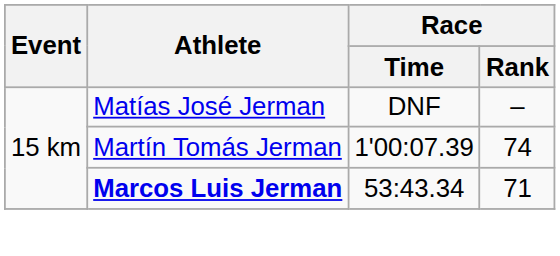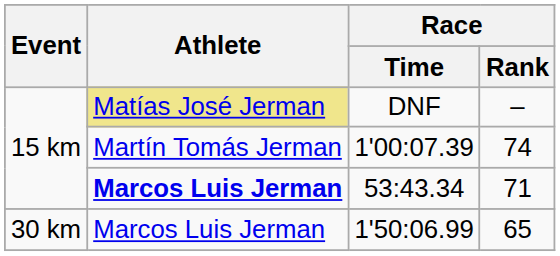(209, 107) no background -> (209, 107) khaki background
+ row: (414, 229)
